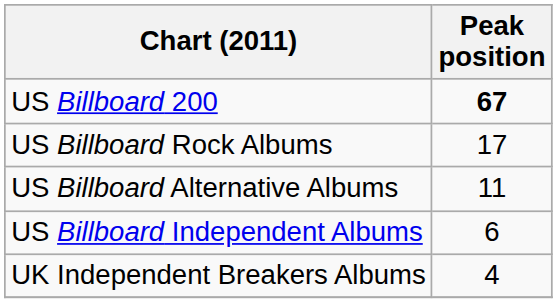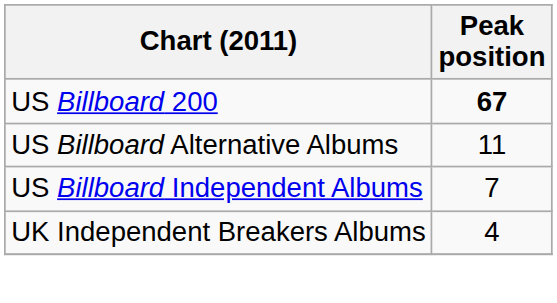- row: (172, 144)
(492, 231) 6 -> (492, 188) 7
